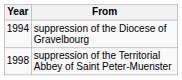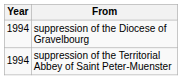(18, 61) 1998 -> (18, 61) 1994
